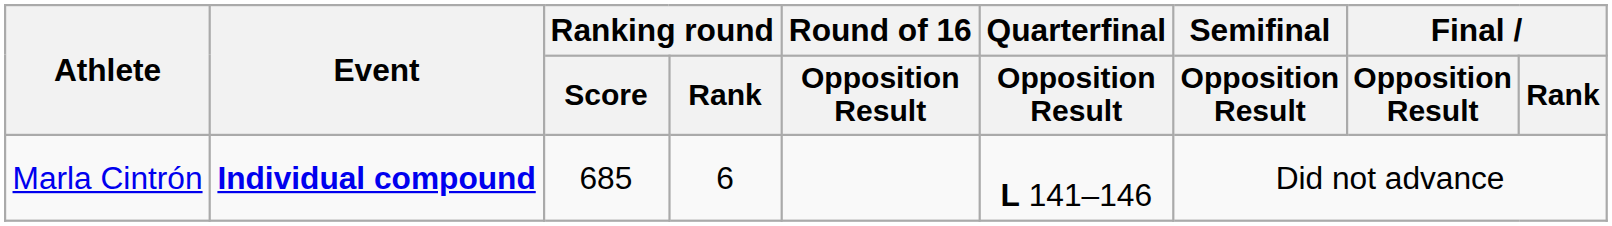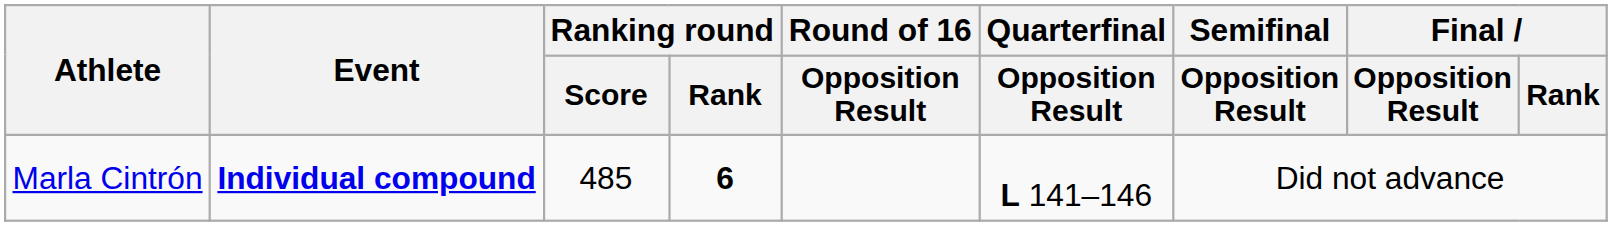(606, 178) 685 -> (606, 178) 485
(725, 178) normal -> (725, 178) bold
